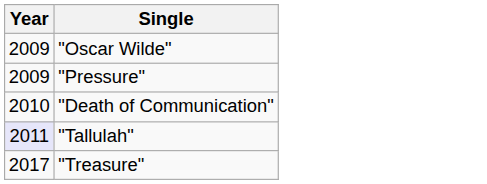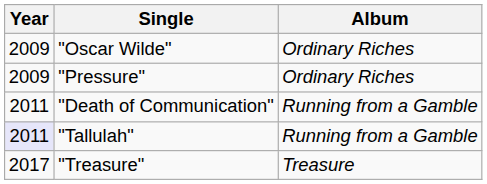+ column: (380, 19)
(29, 106) 2010 -> (29, 106) 2011
